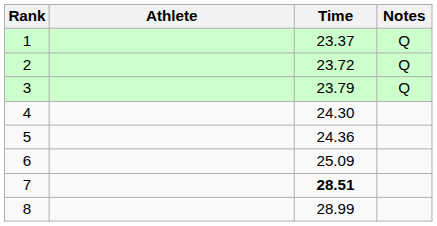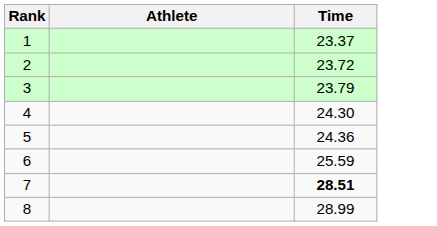- column: (404, 16)
(335, 161) 25.09 -> (335, 161) 25.59
